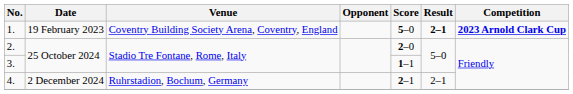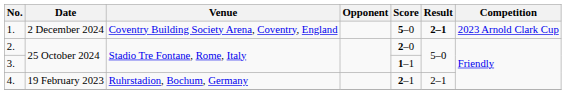(66, 30) 19 February 2023 -> (66, 30) 2 December 2024
(512, 30) bold -> (508, 30) normal
(66, 81) 2 December 2024 -> (66, 81) 19 February 2023
